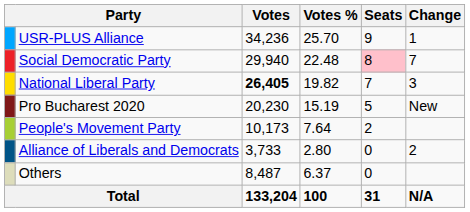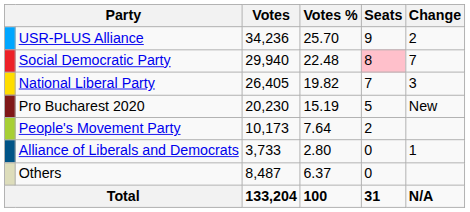(413, 38) 1 -> (413, 38) 2
(267, 83) bold -> (267, 83) normal
(413, 151) 2 -> (413, 151) 1
